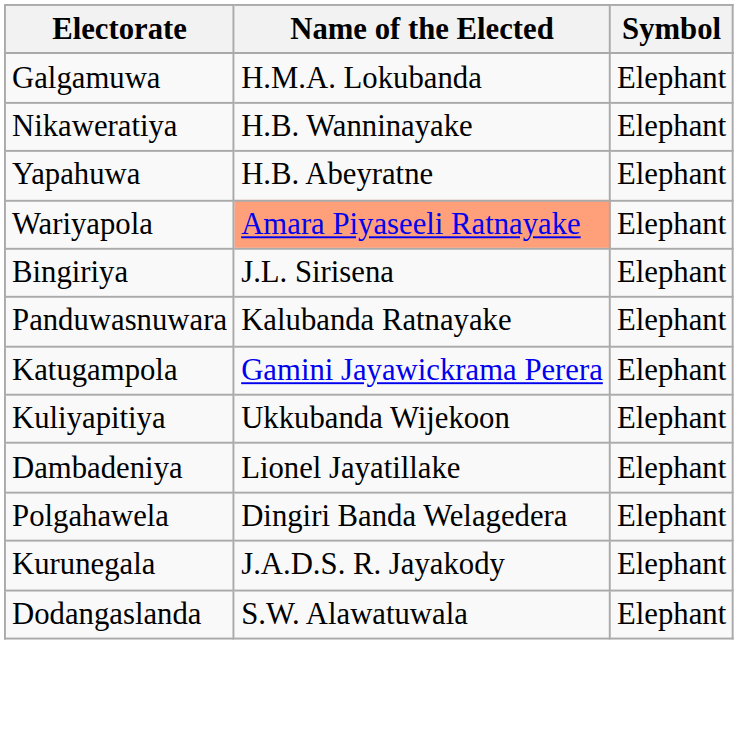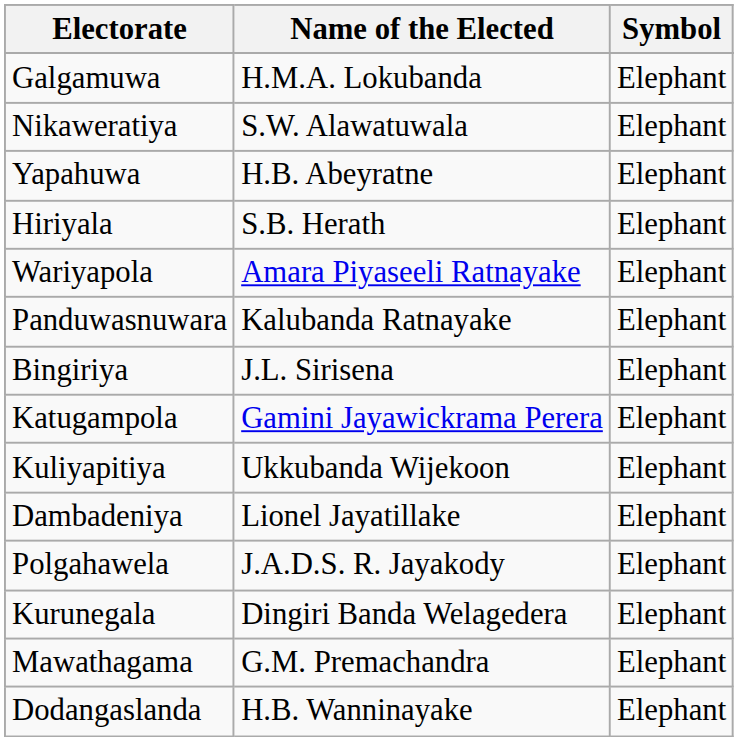(357, 126) H.B. Wanninayake -> (355, 126) S.W. Alawatuwala
+ row: (62, 223)
(411, 223) lightsalmon background -> (411, 272) no background
rows swapped: (120, 321) <-> (70, 272)
(404, 516) Dingiri Banda Welagedera -> (373, 564) J.A.D.S. R. Jayakody
(373, 564) J.A.D.S. R. Jayakody -> (404, 613) Dingiri Banda Welagedera
+ row: (102, 662)
(355, 613) S.W. Alawatuwala -> (357, 710) H.B. Wanninayake
